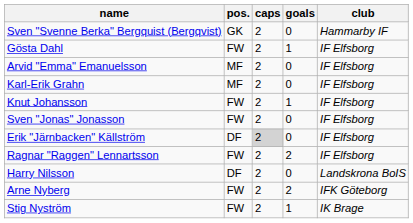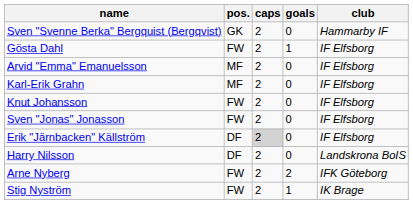(289, 102) 1 -> (289, 102) 0
- row: (83, 155)
